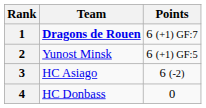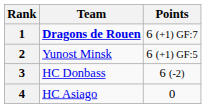(70, 73) HC Asiago -> (74, 73) HC Donbass
(74, 93) HC Donbass -> (70, 93) HC Asiago
